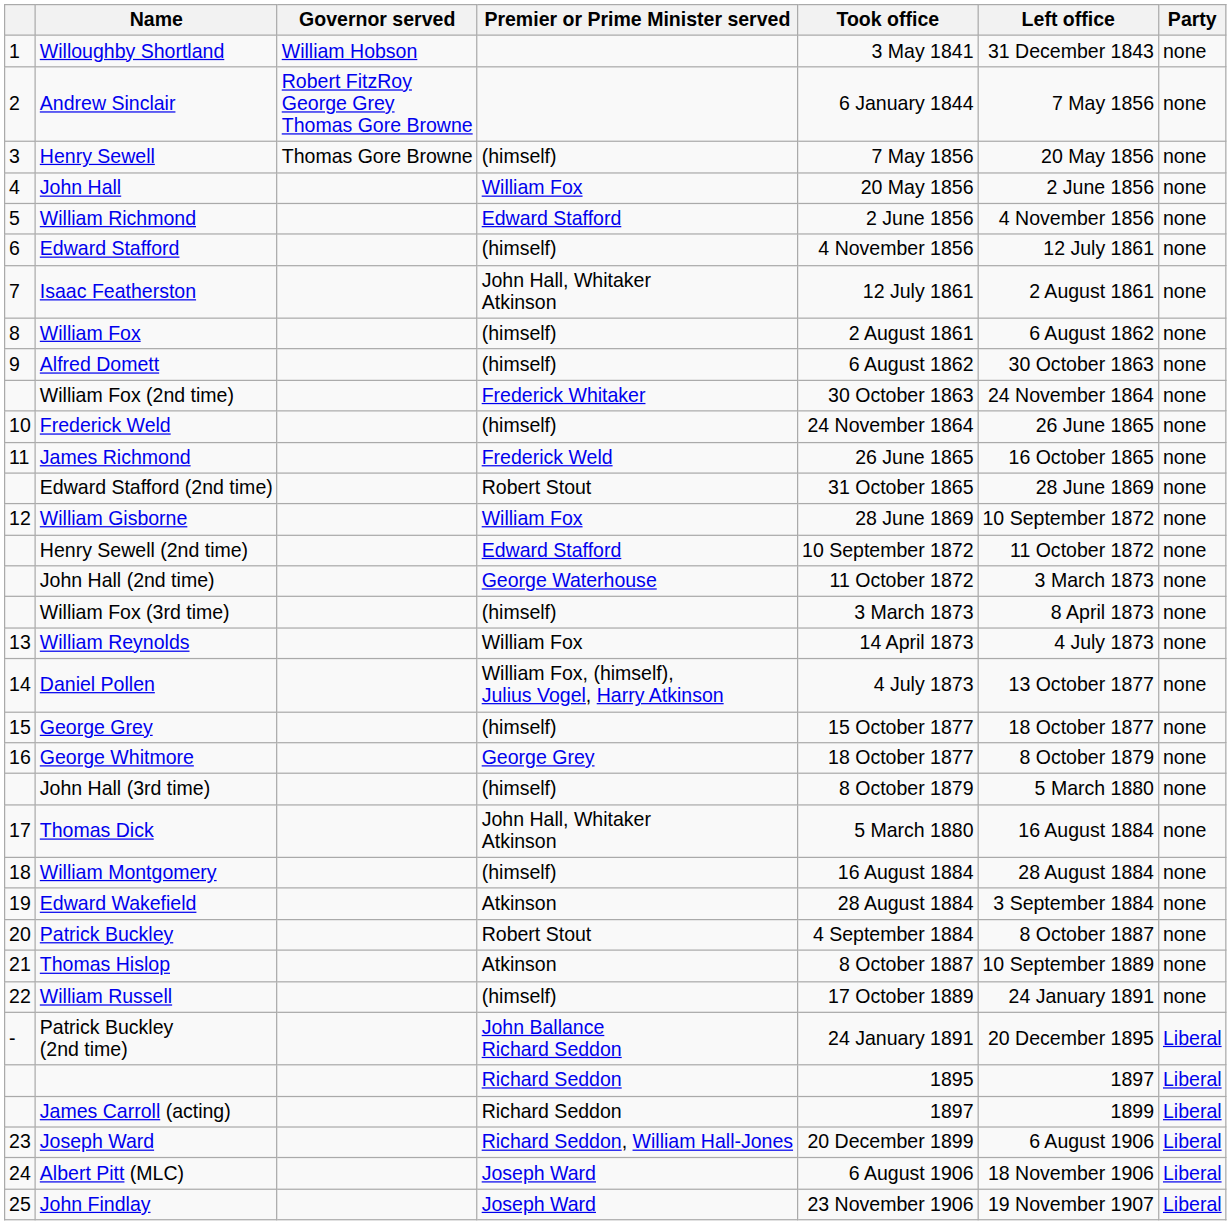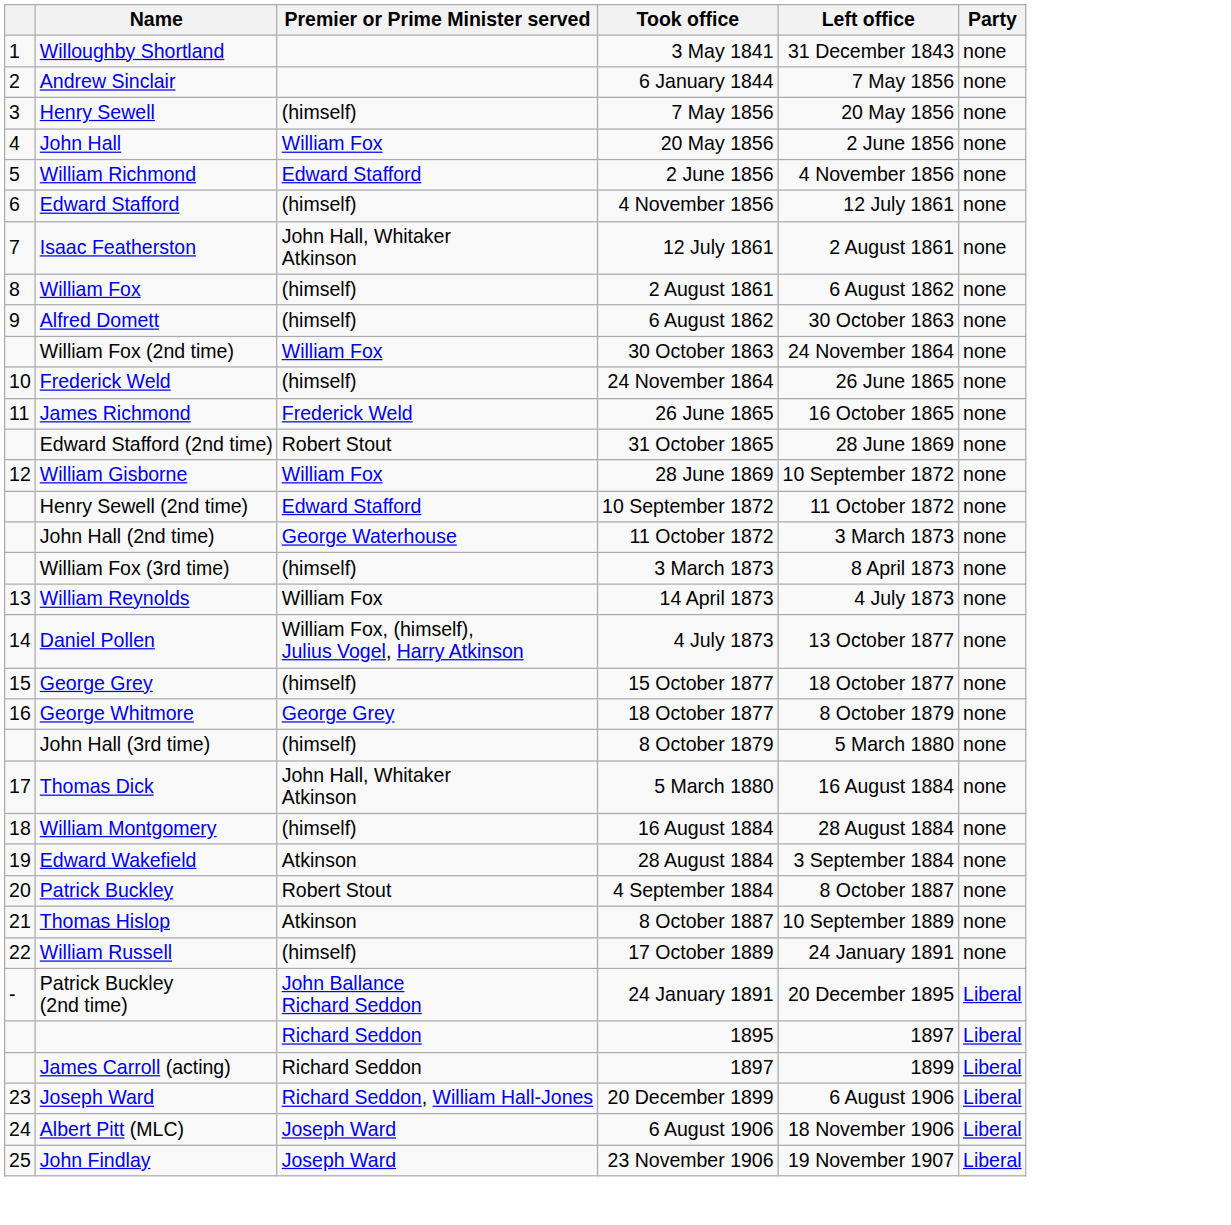- column: (377, 19)
(564, 395) Frederick Whitaker -> (332, 351) William Fox
